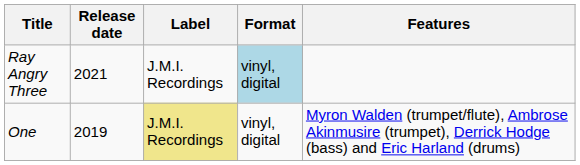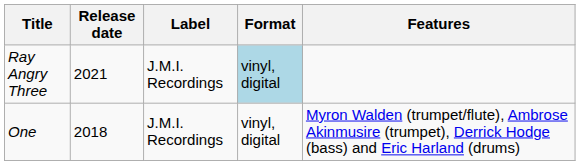(91, 131) 2019 -> (91, 131) 2018
(185, 131) khaki background -> (185, 131) no background
